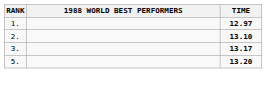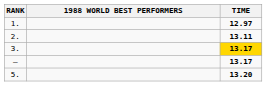(241, 36) 13.10 -> (241, 36) 13.11
(241, 49) no background -> (241, 49) gold background
+ row: (15, 62)
